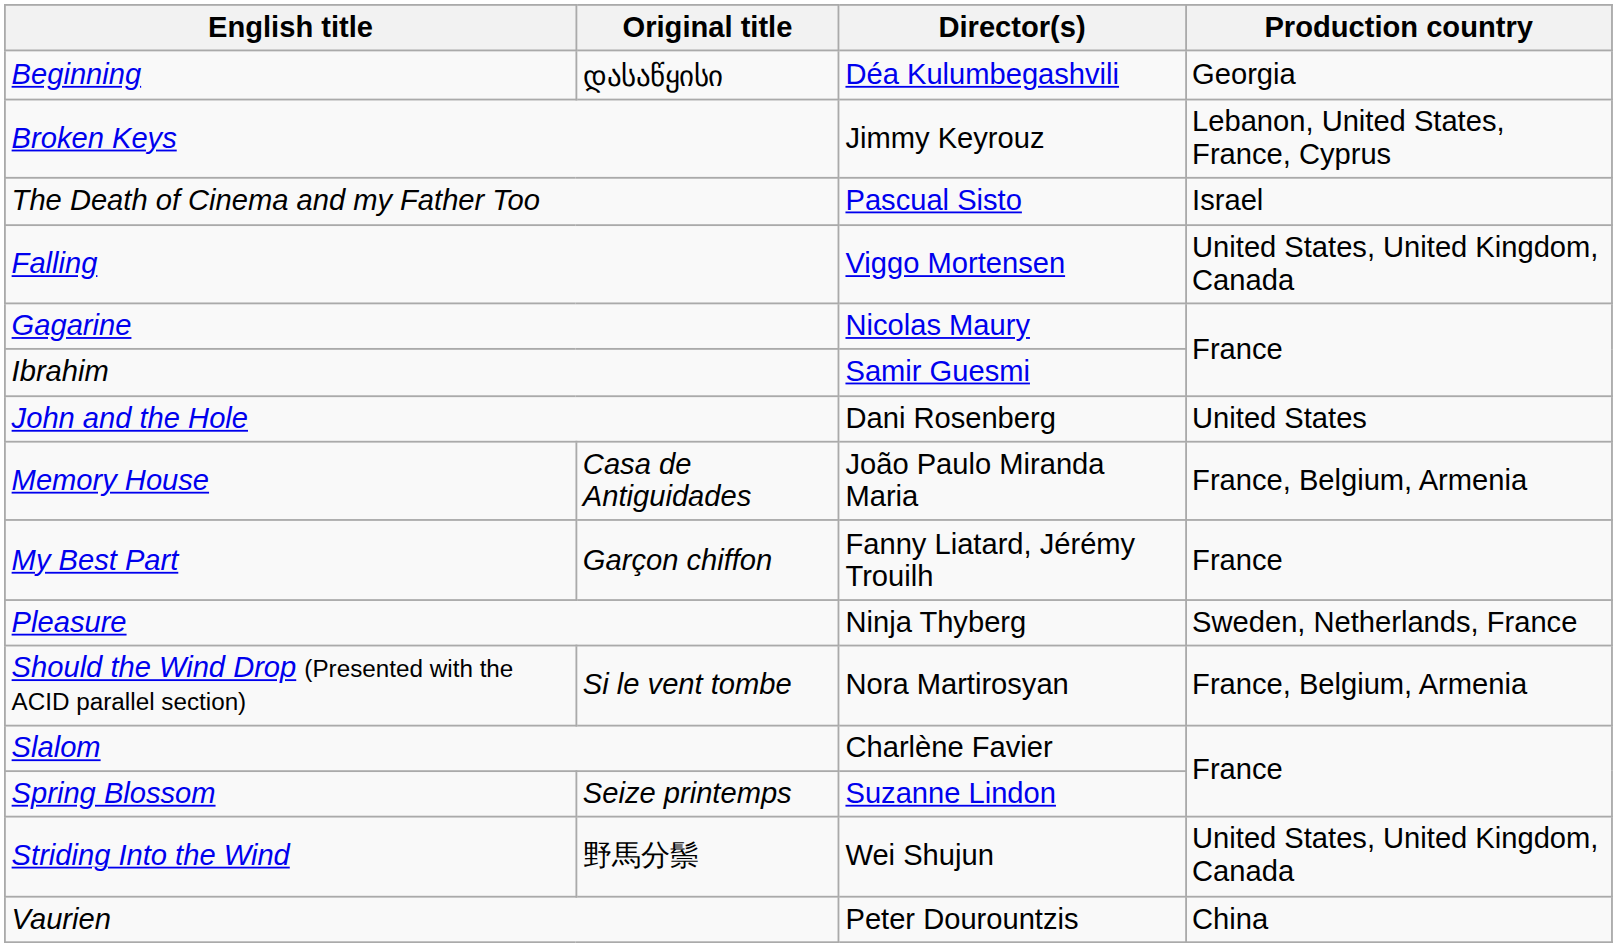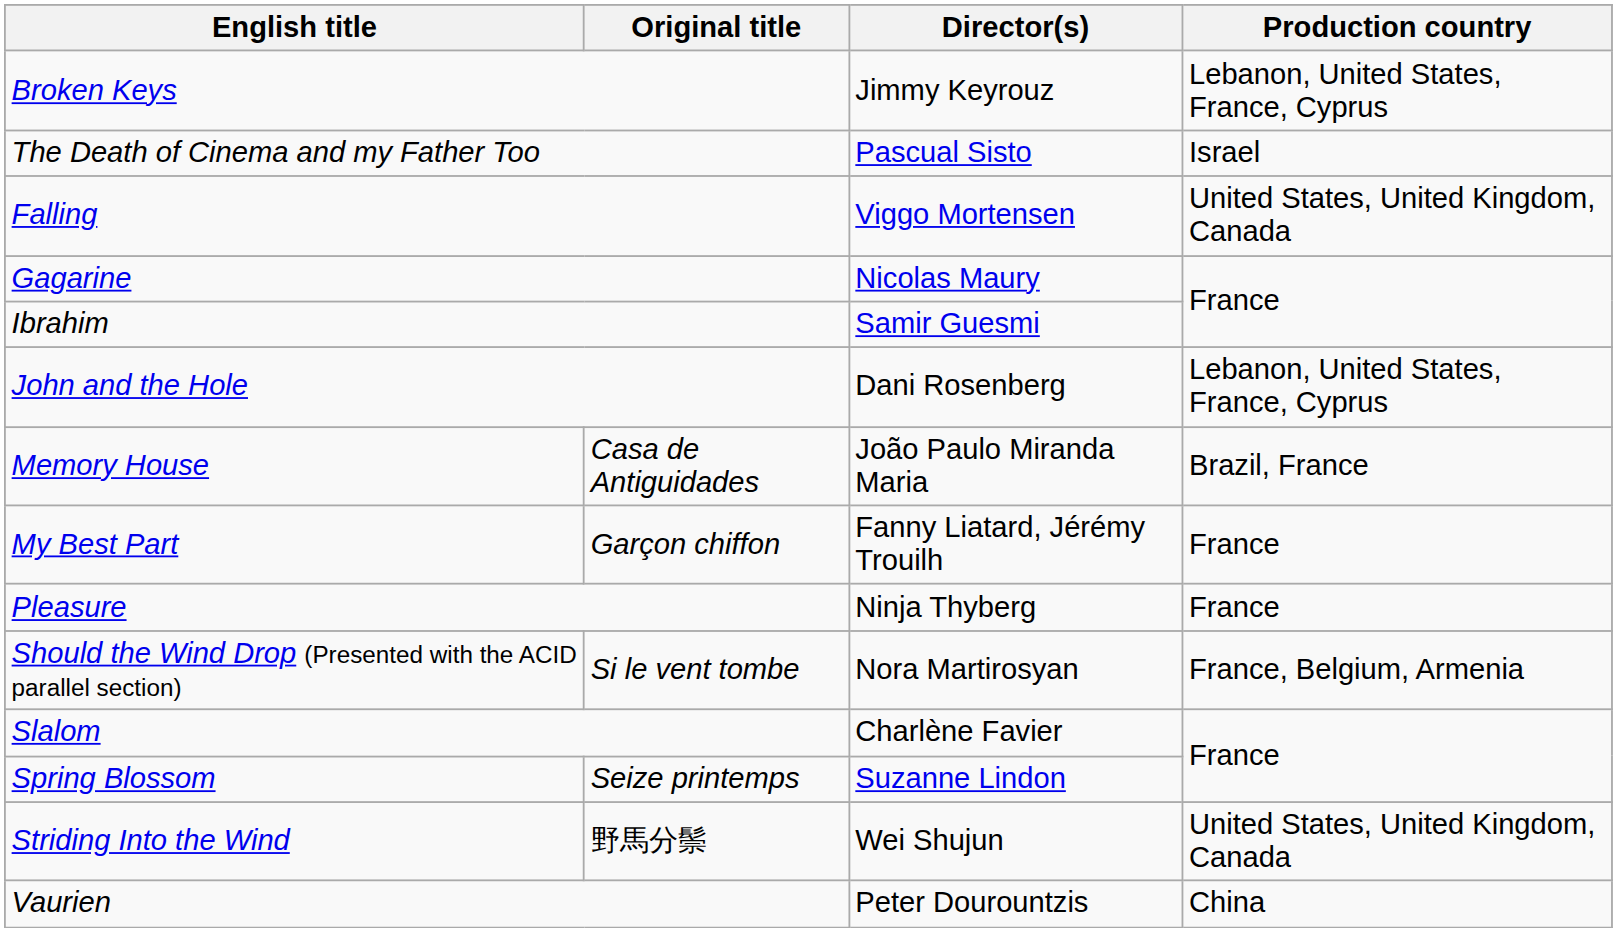- row: (76, 74)
(1280, 418) United States -> (1345, 386) Lebanon, United States, France, Cyprus
(1360, 480) France, Belgium, Armenia -> (1279, 465) Brazil, France
(1385, 622) Sweden, Netherlands, France -> (1234, 607) France
